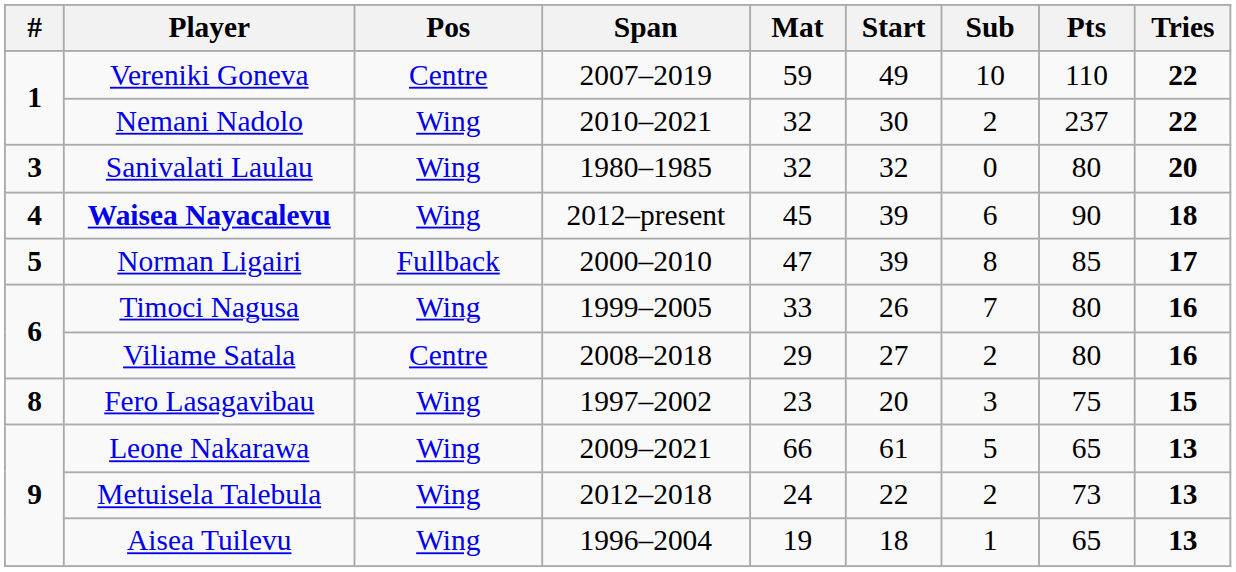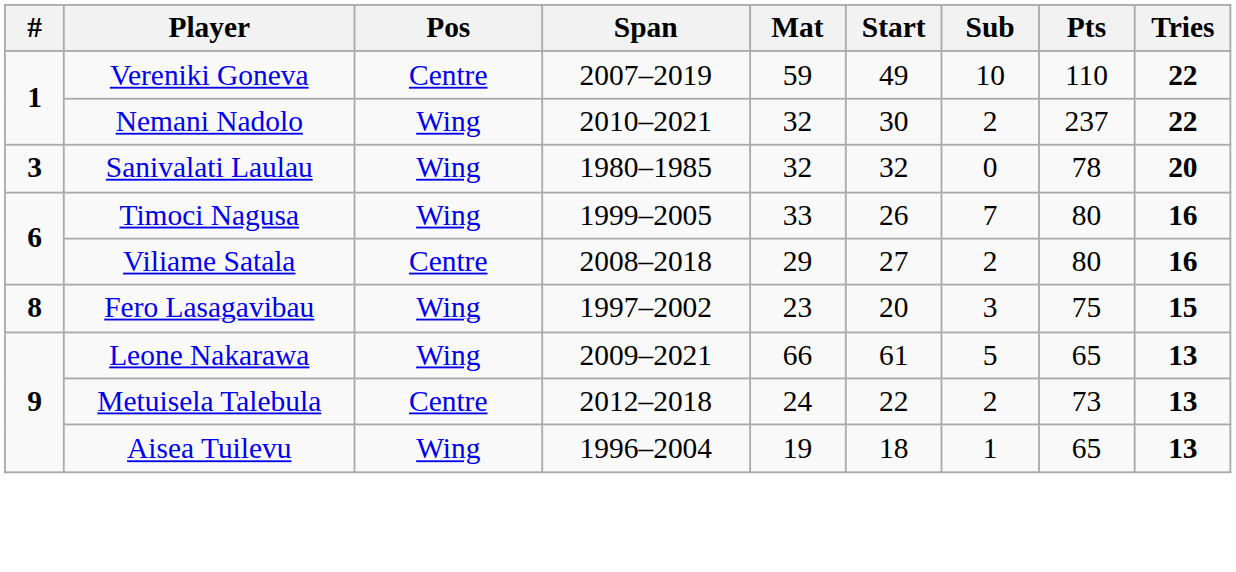(1086, 167) 80 -> (1086, 167) 78
- row: (209, 214)
- row: (209, 261)
(448, 494) Wing -> (448, 401) Centre
